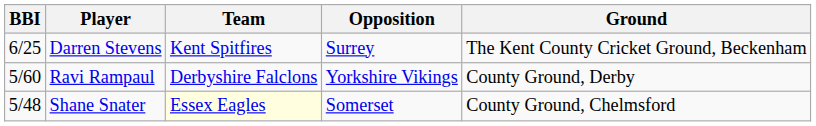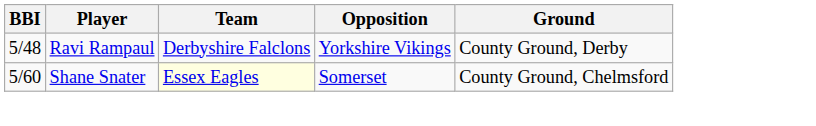- row: (106, 47)
(25, 76) 5/60 -> (25, 47) 5/48
(25, 105) 5/48 -> (25, 76) 5/60
